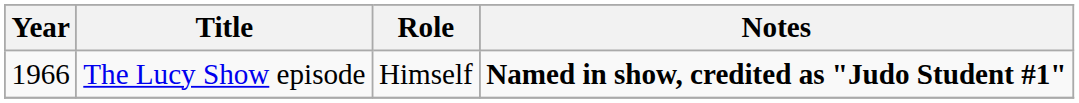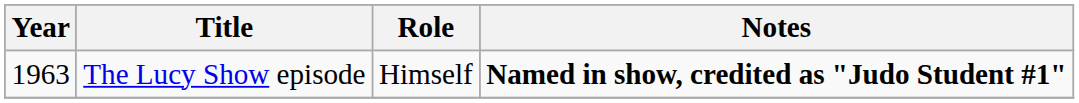(41, 73) 1966 -> (41, 73) 1963
